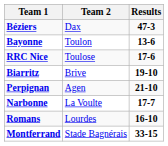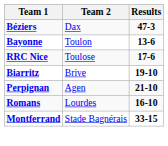- row: (27, 103)
